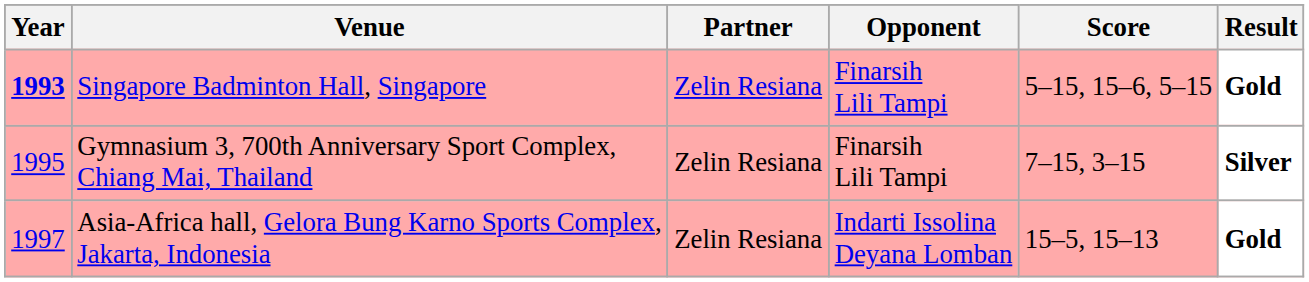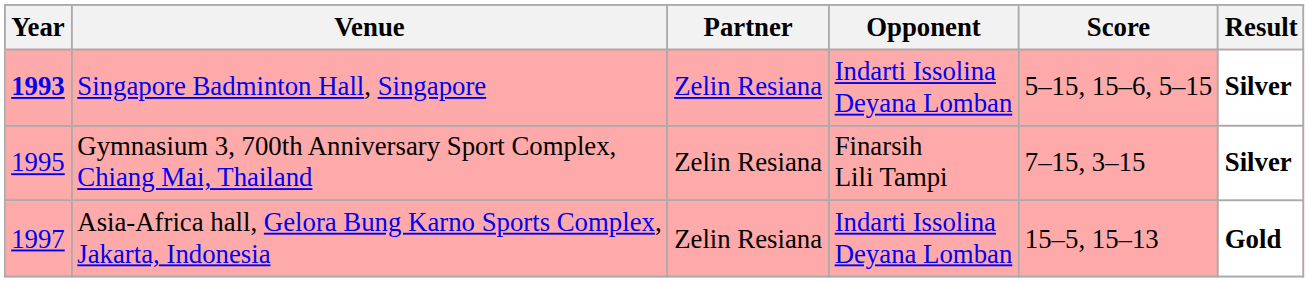(891, 86) Finarsih Lili Tampi -> (923, 86) Indarti Issolina Deyana Lomban
(1253, 86) Gold -> (1258, 86) Silver
